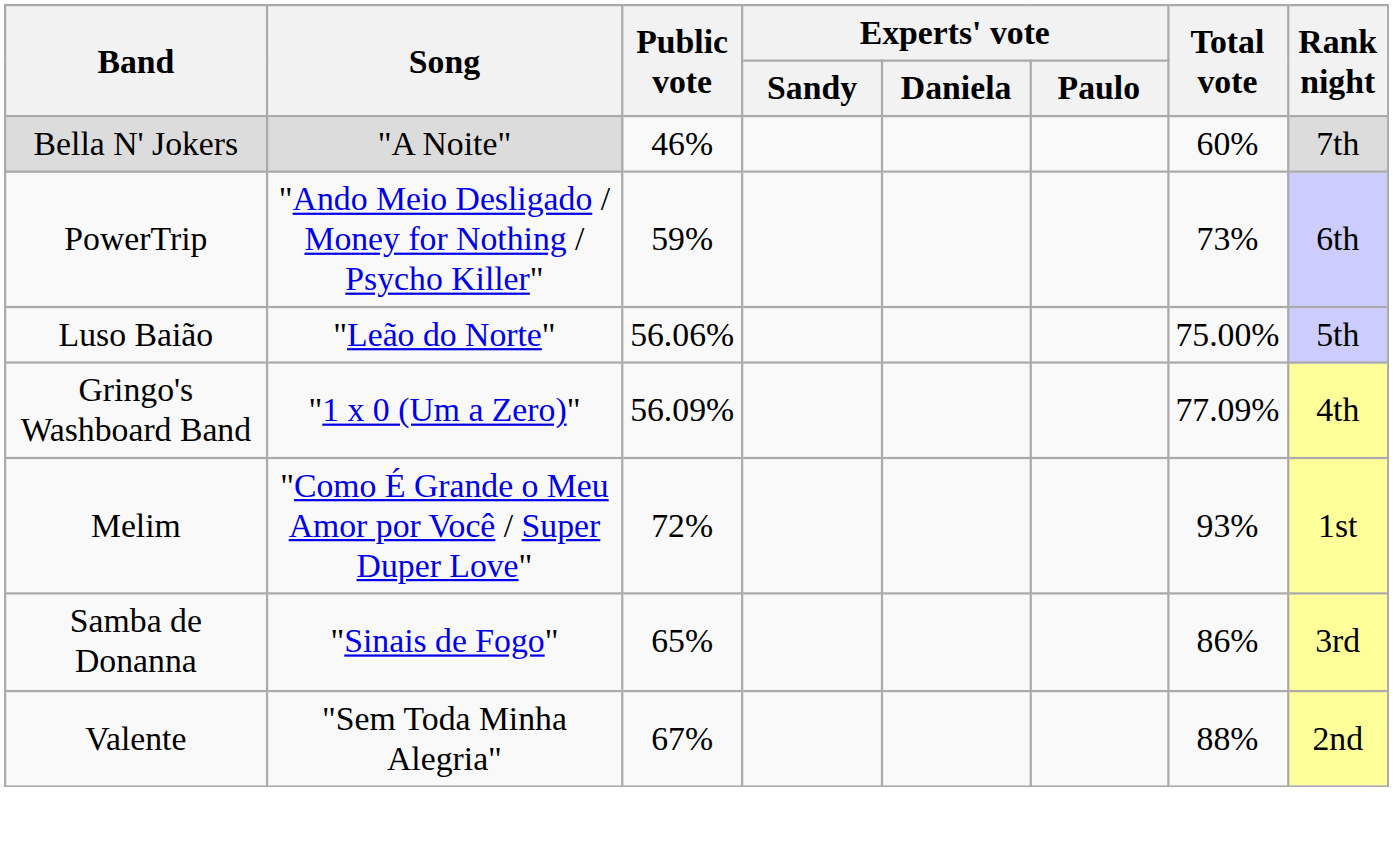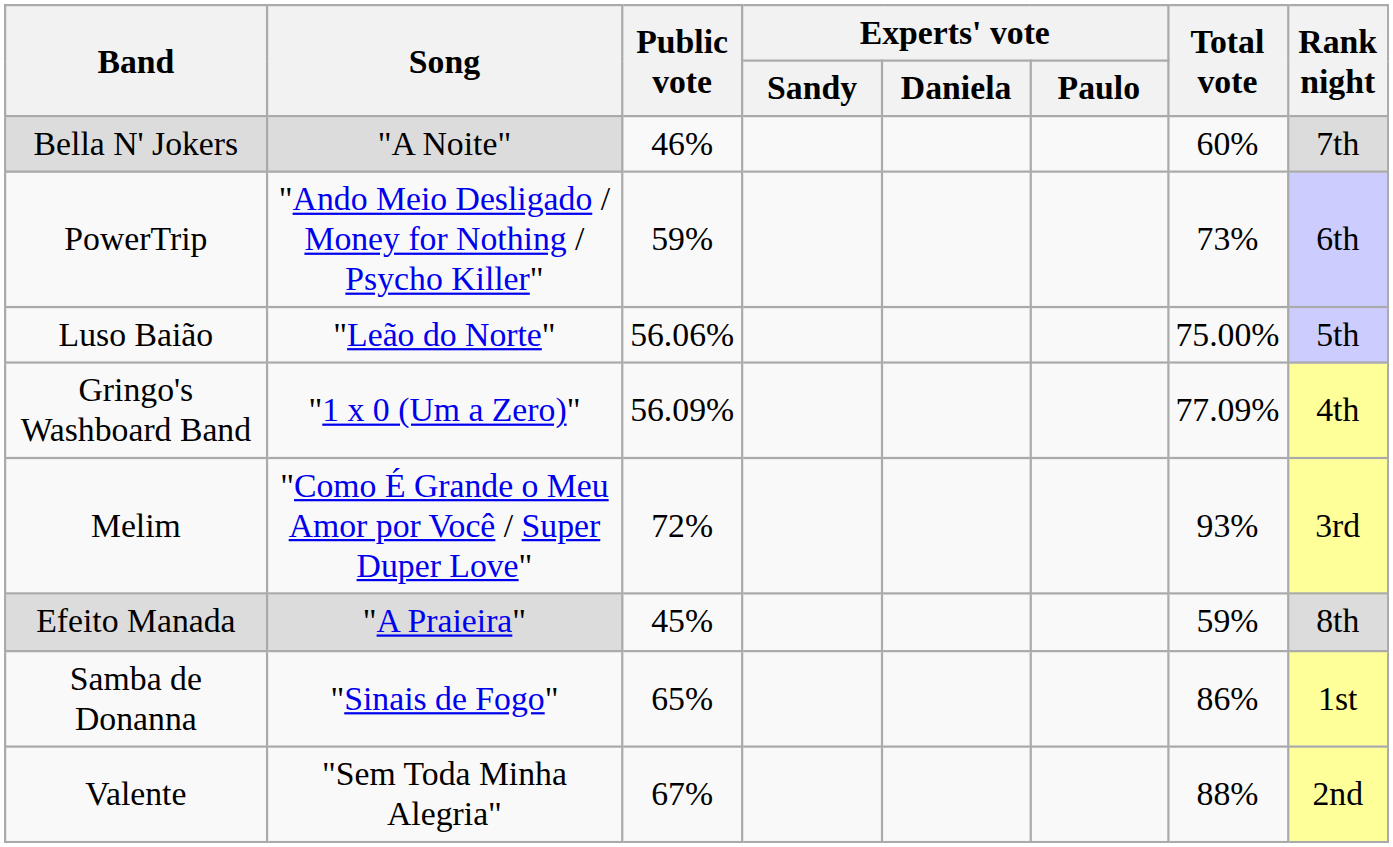(1338, 526) 1st -> (1338, 526) 3rd
+ row: (136, 621)
(1338, 641) 3rd -> (1338, 697) 1st
